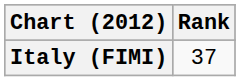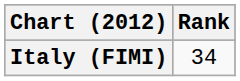(204, 58) 37 -> (204, 58) 34
